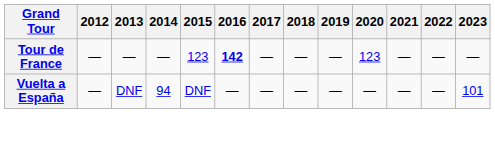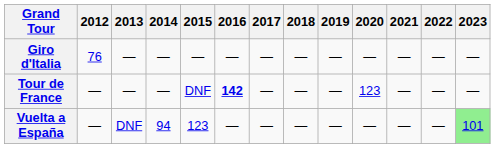+ row: (41, 56)
(198, 56) 123 -> (198, 91) DNF
(198, 91) DNF -> (198, 125) 123
(473, 91) no background -> (473, 125) lightgreen background
